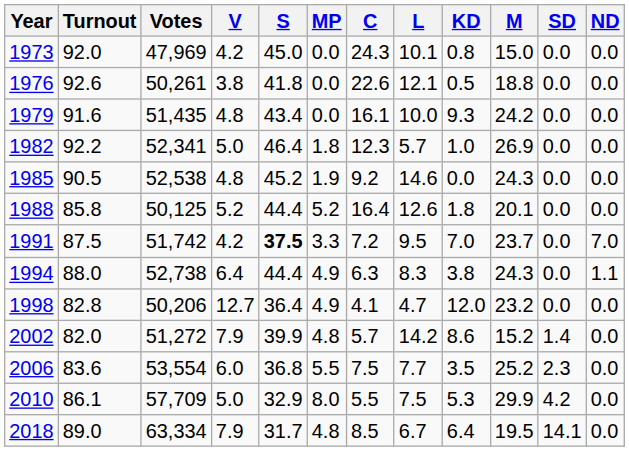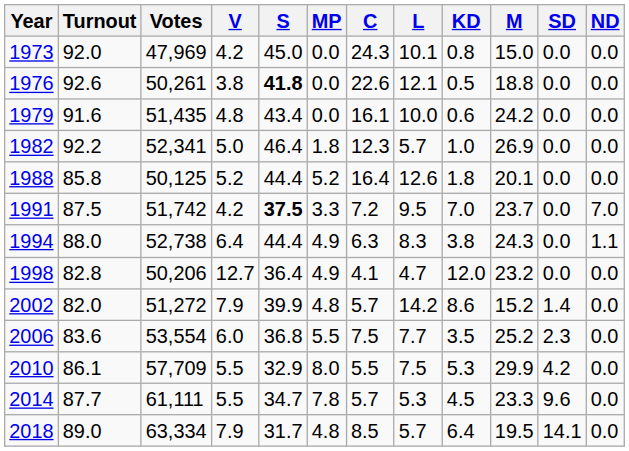(283, 84) normal -> (283, 84) bold
(461, 115) 9.3 -> (461, 115) 0.6
- row: (31, 178)
(230, 399) 5.0 -> (230, 367) 5.5
+ row: (31, 399)
(413, 430) 6.7 -> (413, 430) 5.7
